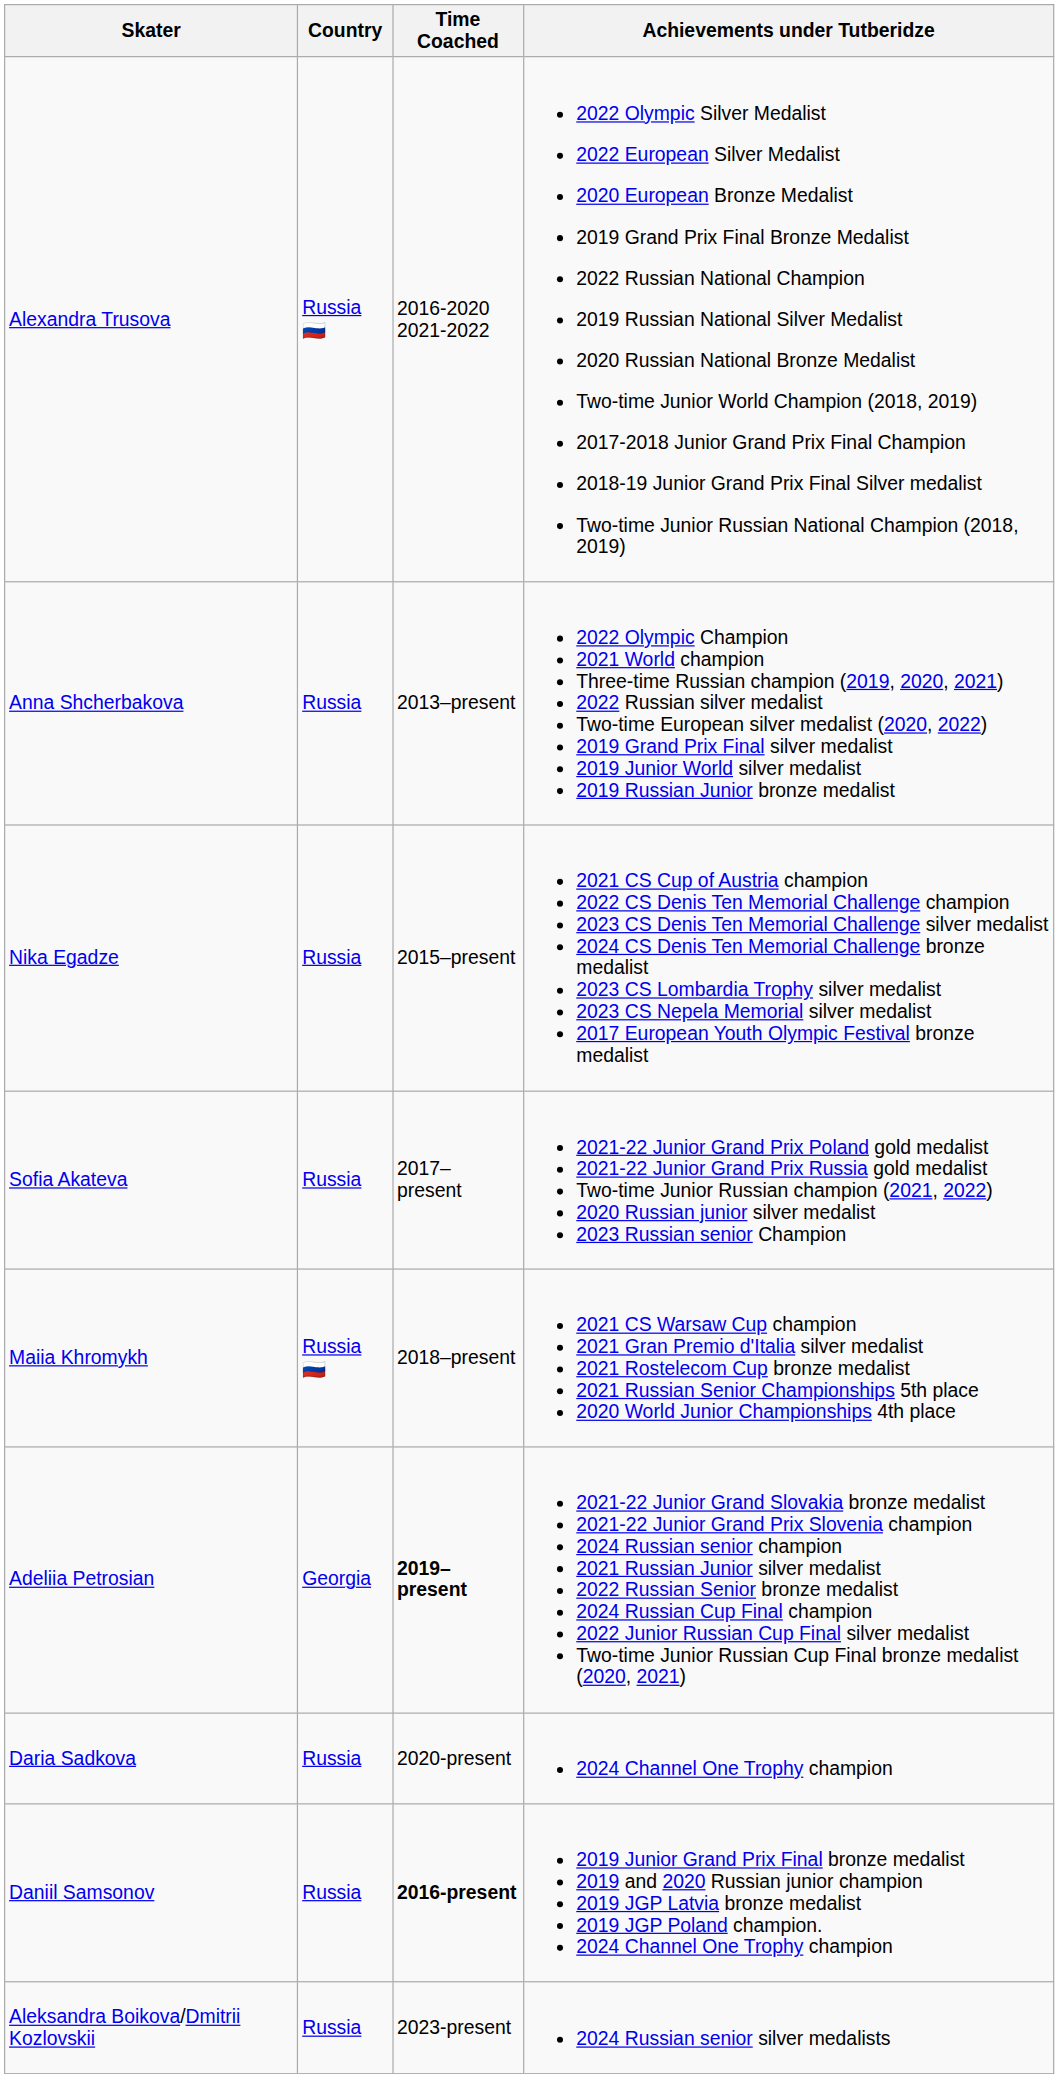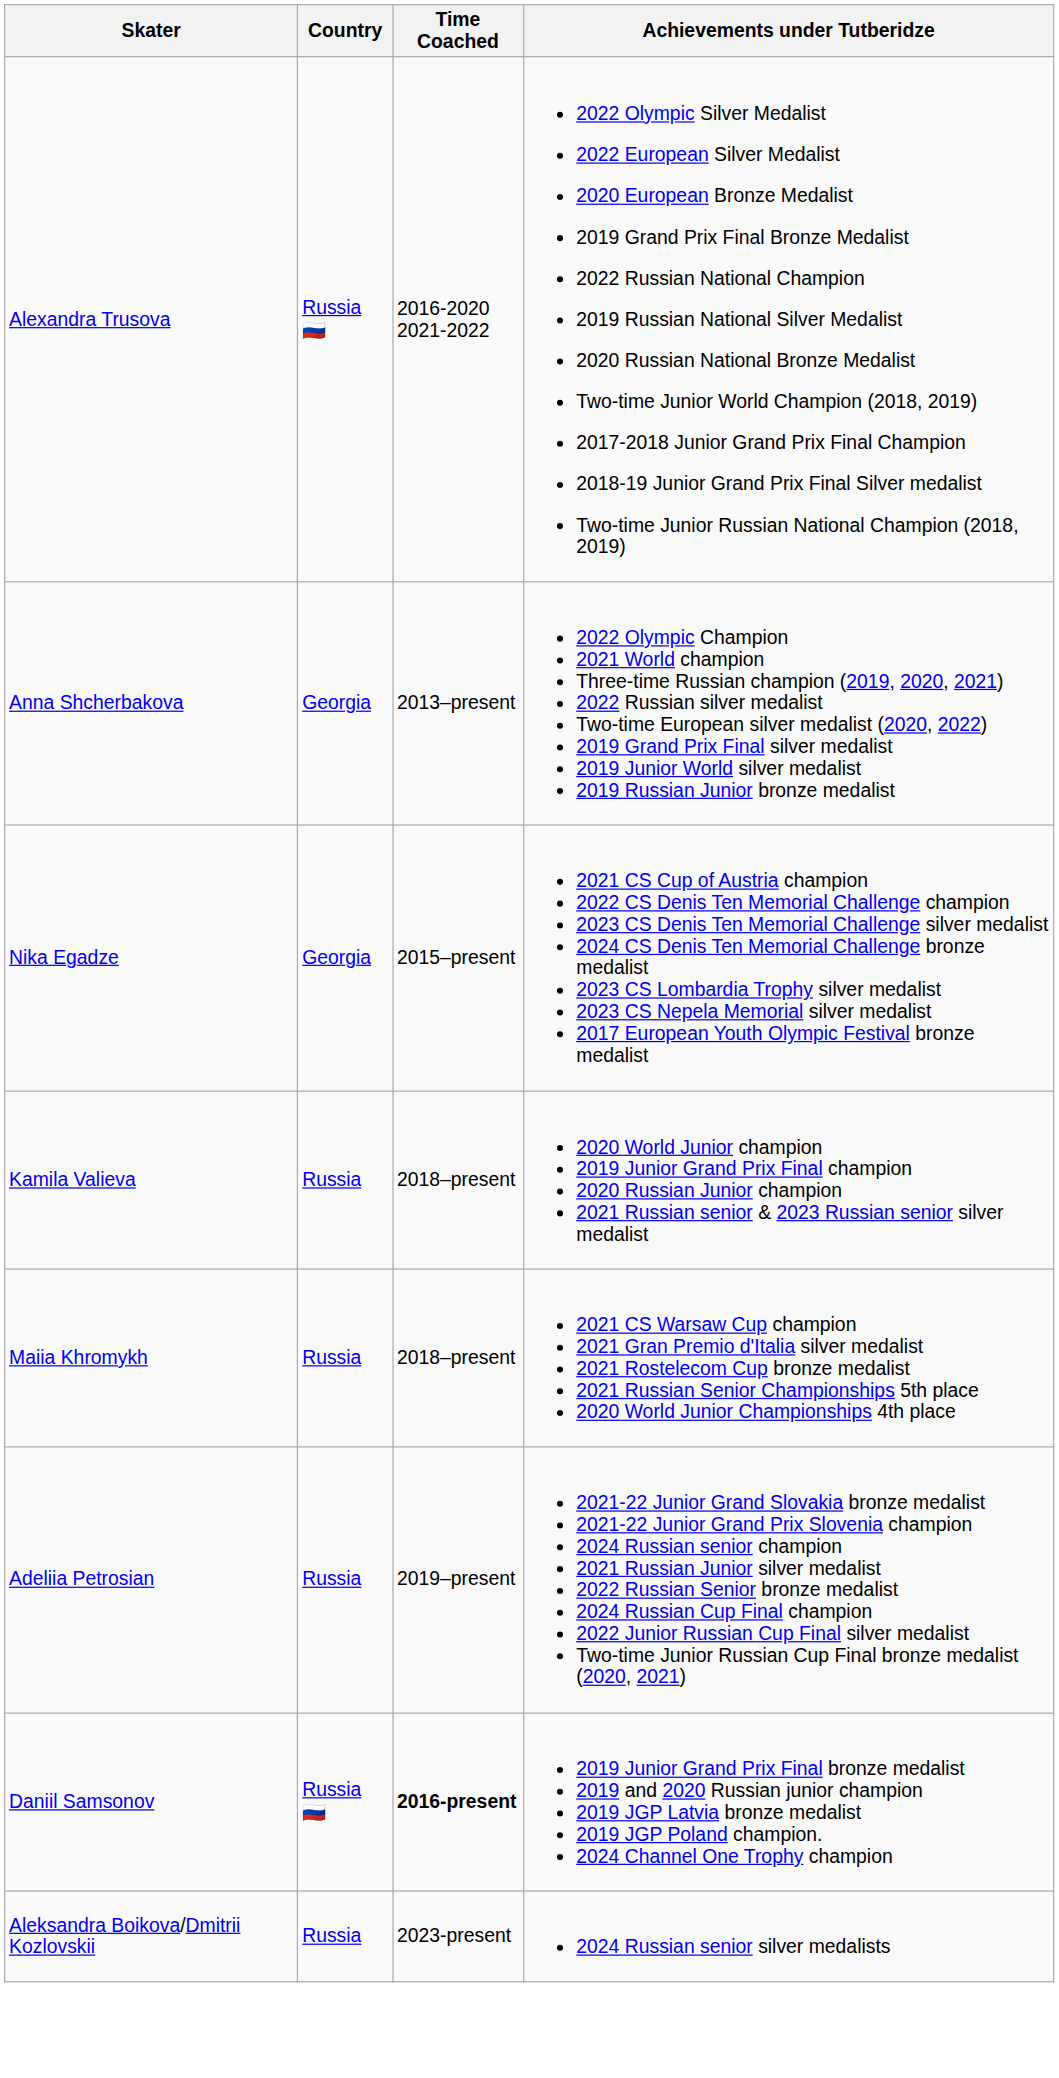(332, 703) Russia -> (337, 703) Georgia
(332, 957) Russia -> (337, 957) Georgia
- row: (68, 1179)
+ row: (72, 1179)
(332, 1357) Russia 🇷🇺 -> (332, 1357) Russia
(337, 1579) Georgia -> (332, 1579) Russia
(432, 1579) bold -> (456, 1579) normal
- row: (73, 1758)
(332, 1892) Russia -> (332, 1801) Russia 🇷🇺
